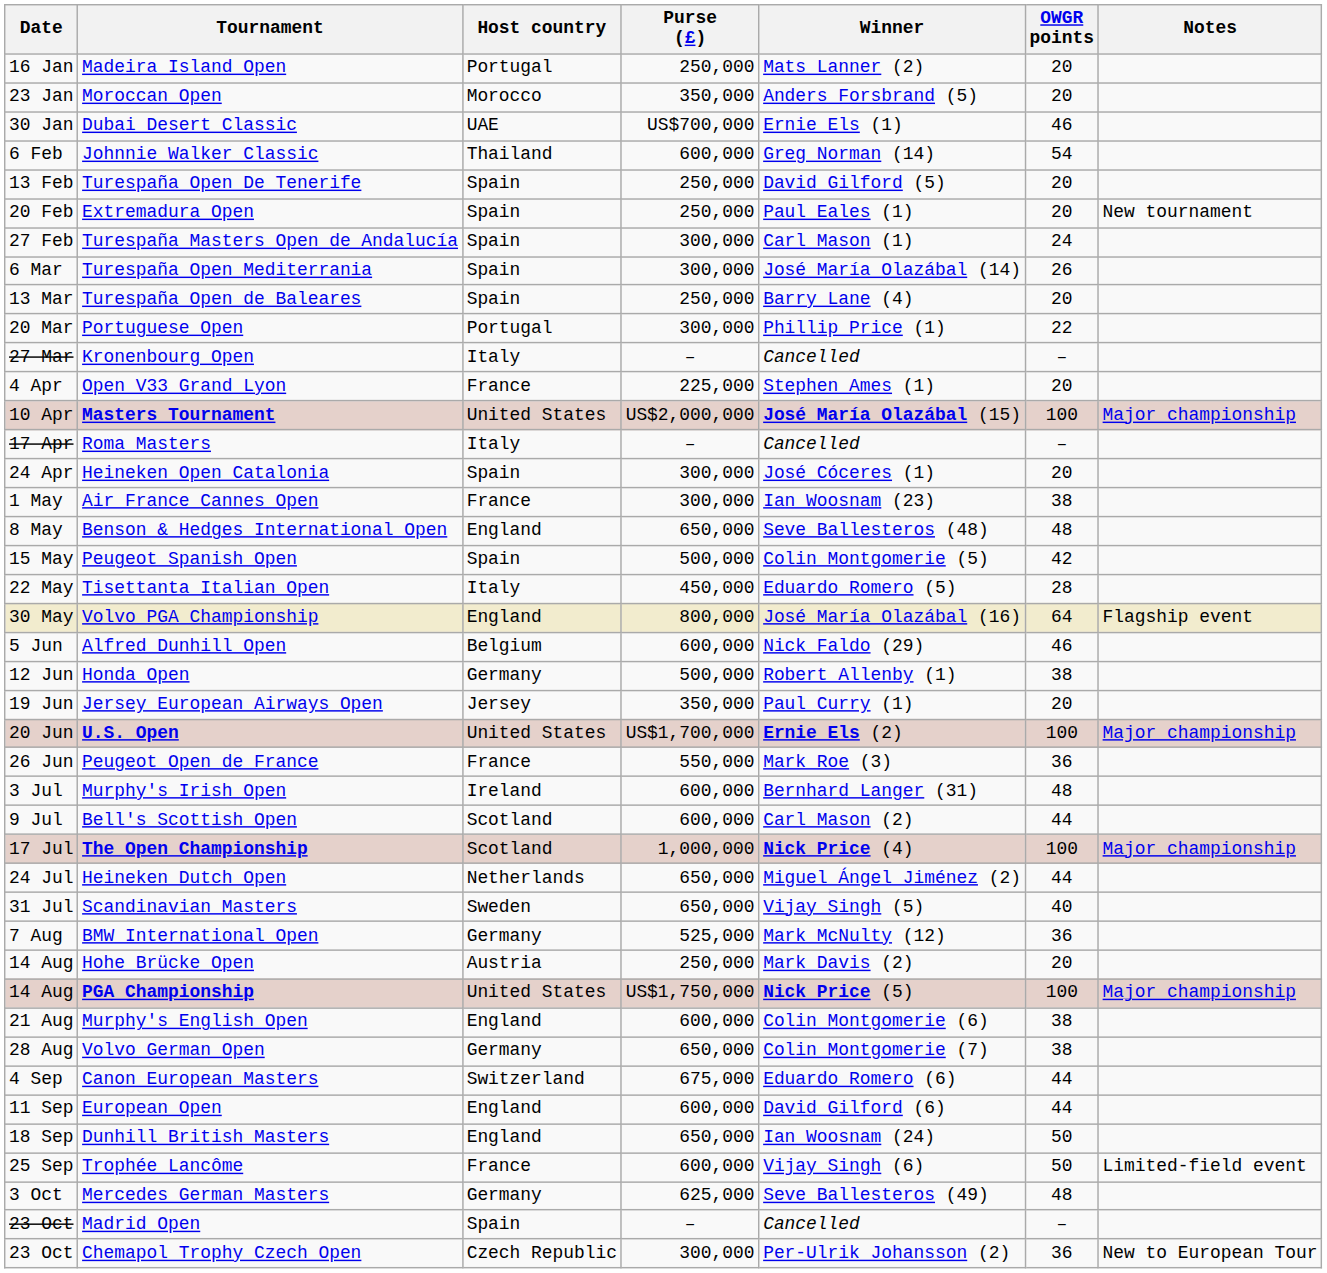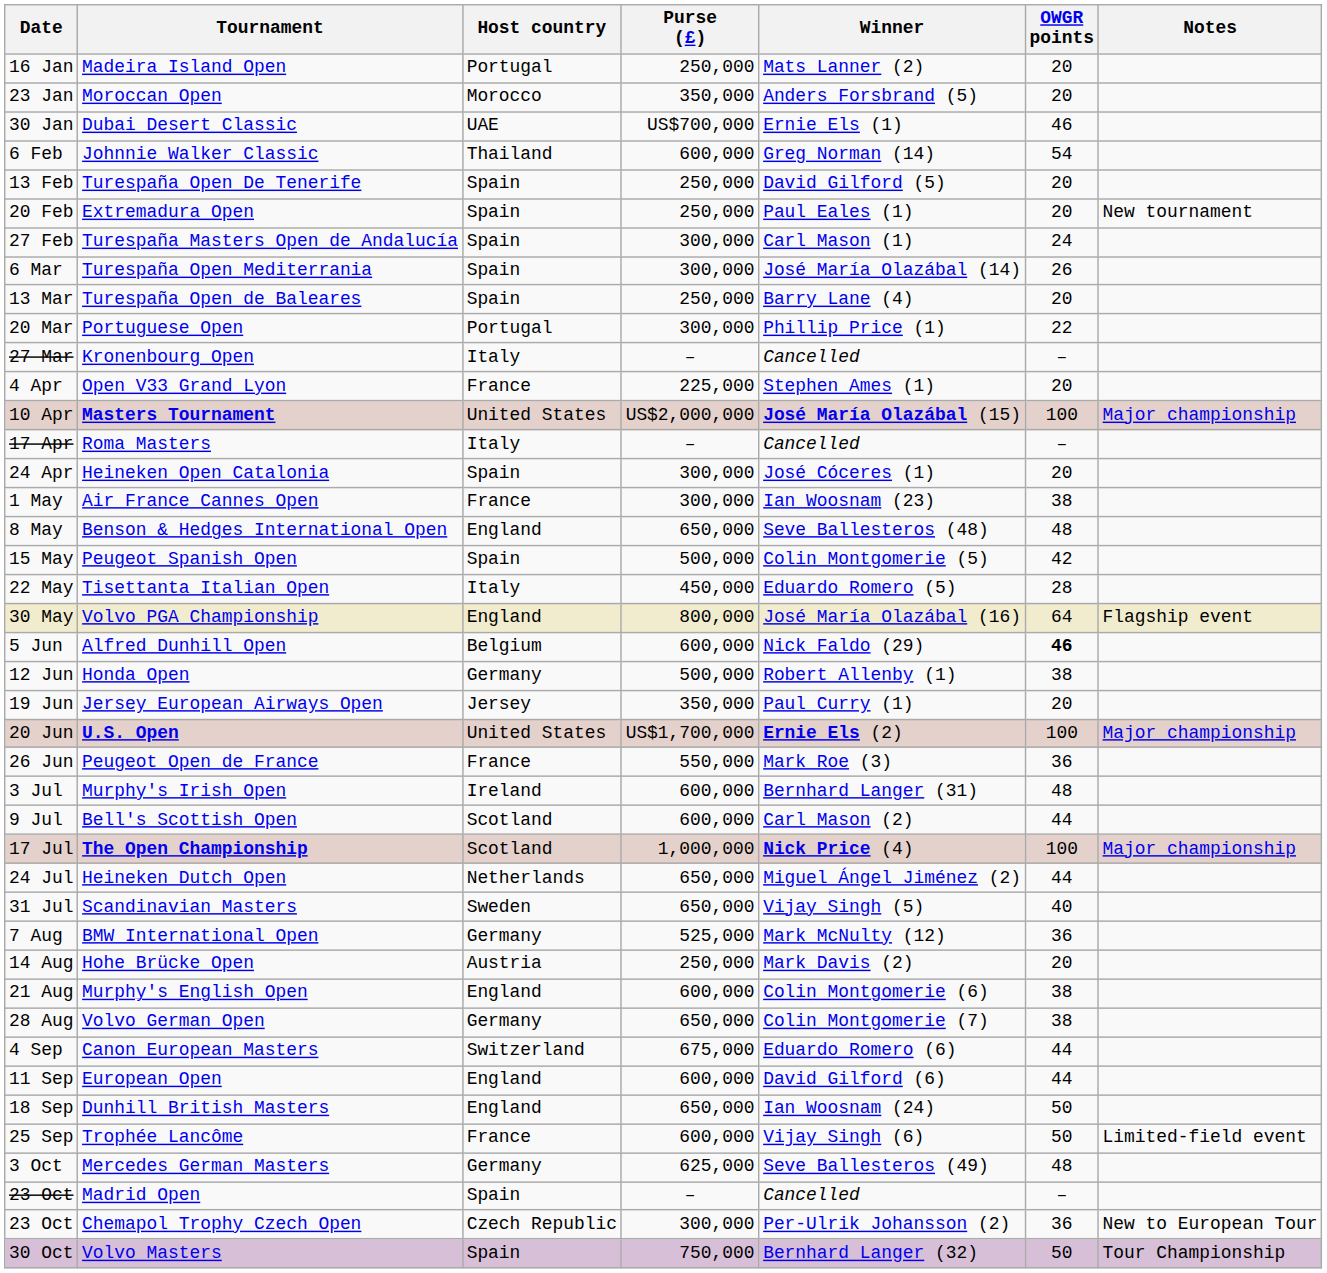(1062, 647) normal -> (1062, 647) bold
- row: (168, 994)
+ row: (152, 1254)
